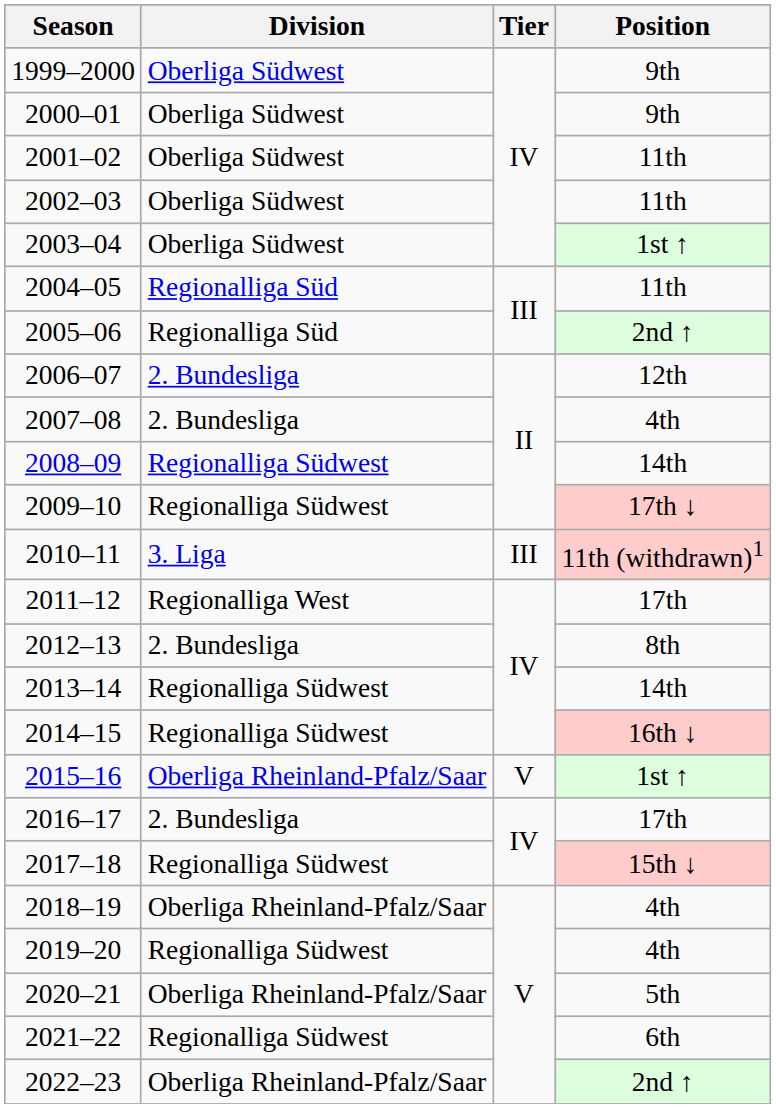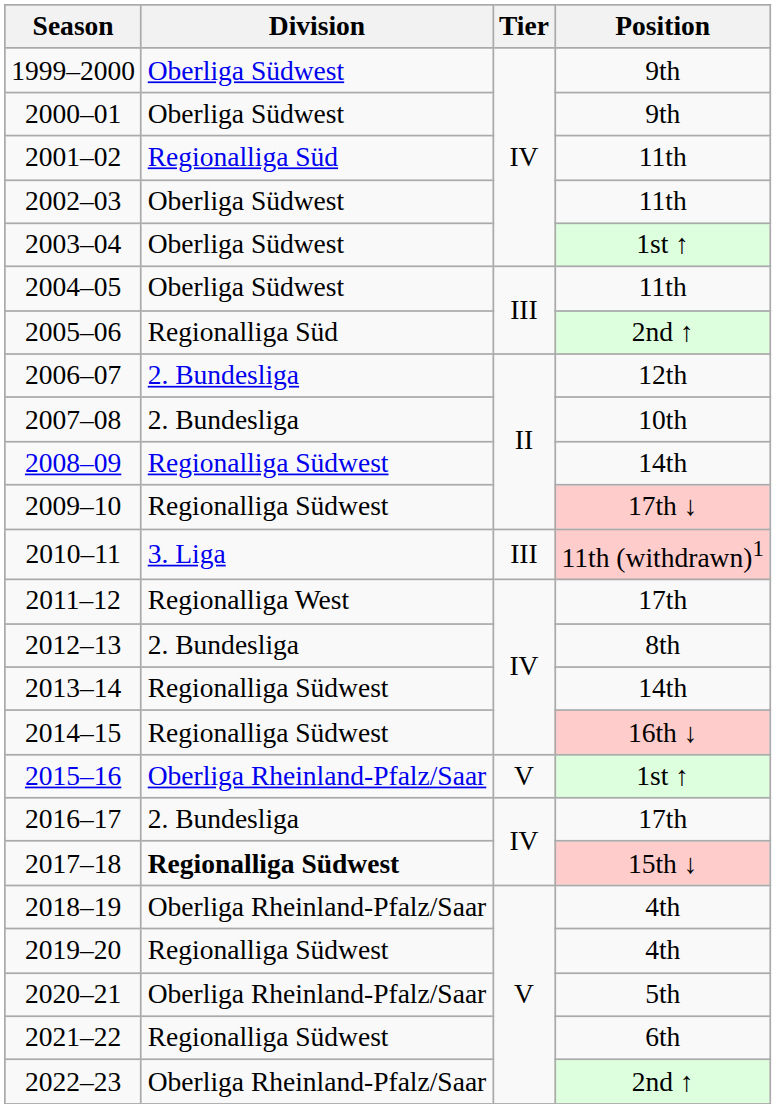(246, 157) Oberliga Südwest -> (243, 157) Regionalliga Süd
(243, 288) Regionalliga Süd -> (246, 288) Oberliga Südwest
(663, 419) 4th -> (663, 419) 10th
(268, 863) normal -> (274, 863) bold
